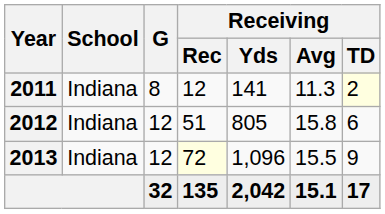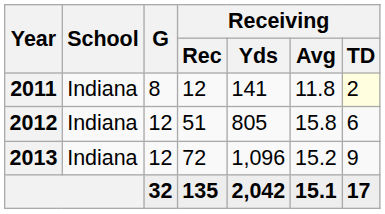(315, 89) 11.3 -> (315, 89) 11.8
(194, 157) lightyellow background -> (194, 157) no background
(316, 157) 15.5 -> (316, 157) 15.2
